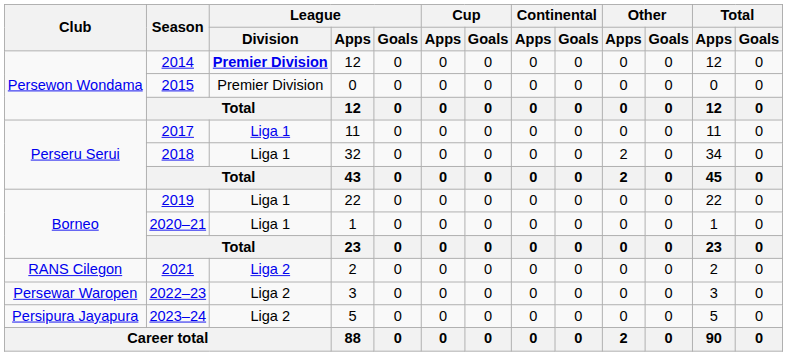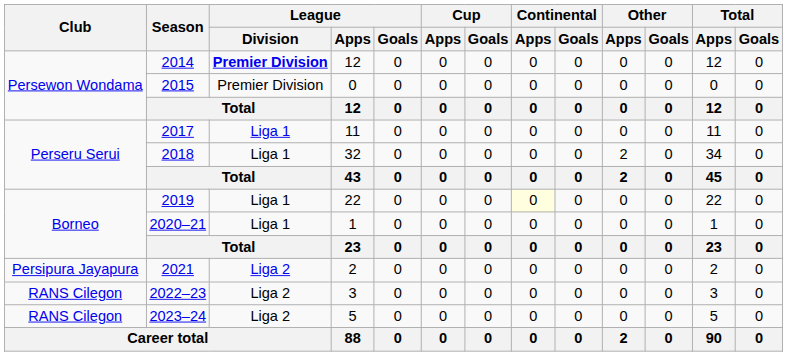(533, 200) no background -> (533, 200) lightyellow background
(75, 270) RANS Cilegon -> (75, 270) Persipura Jayapura
(75, 293) Persewar Waropen -> (75, 293) RANS Cilegon
(75, 316) Persipura Jayapura -> (75, 316) RANS Cilegon
